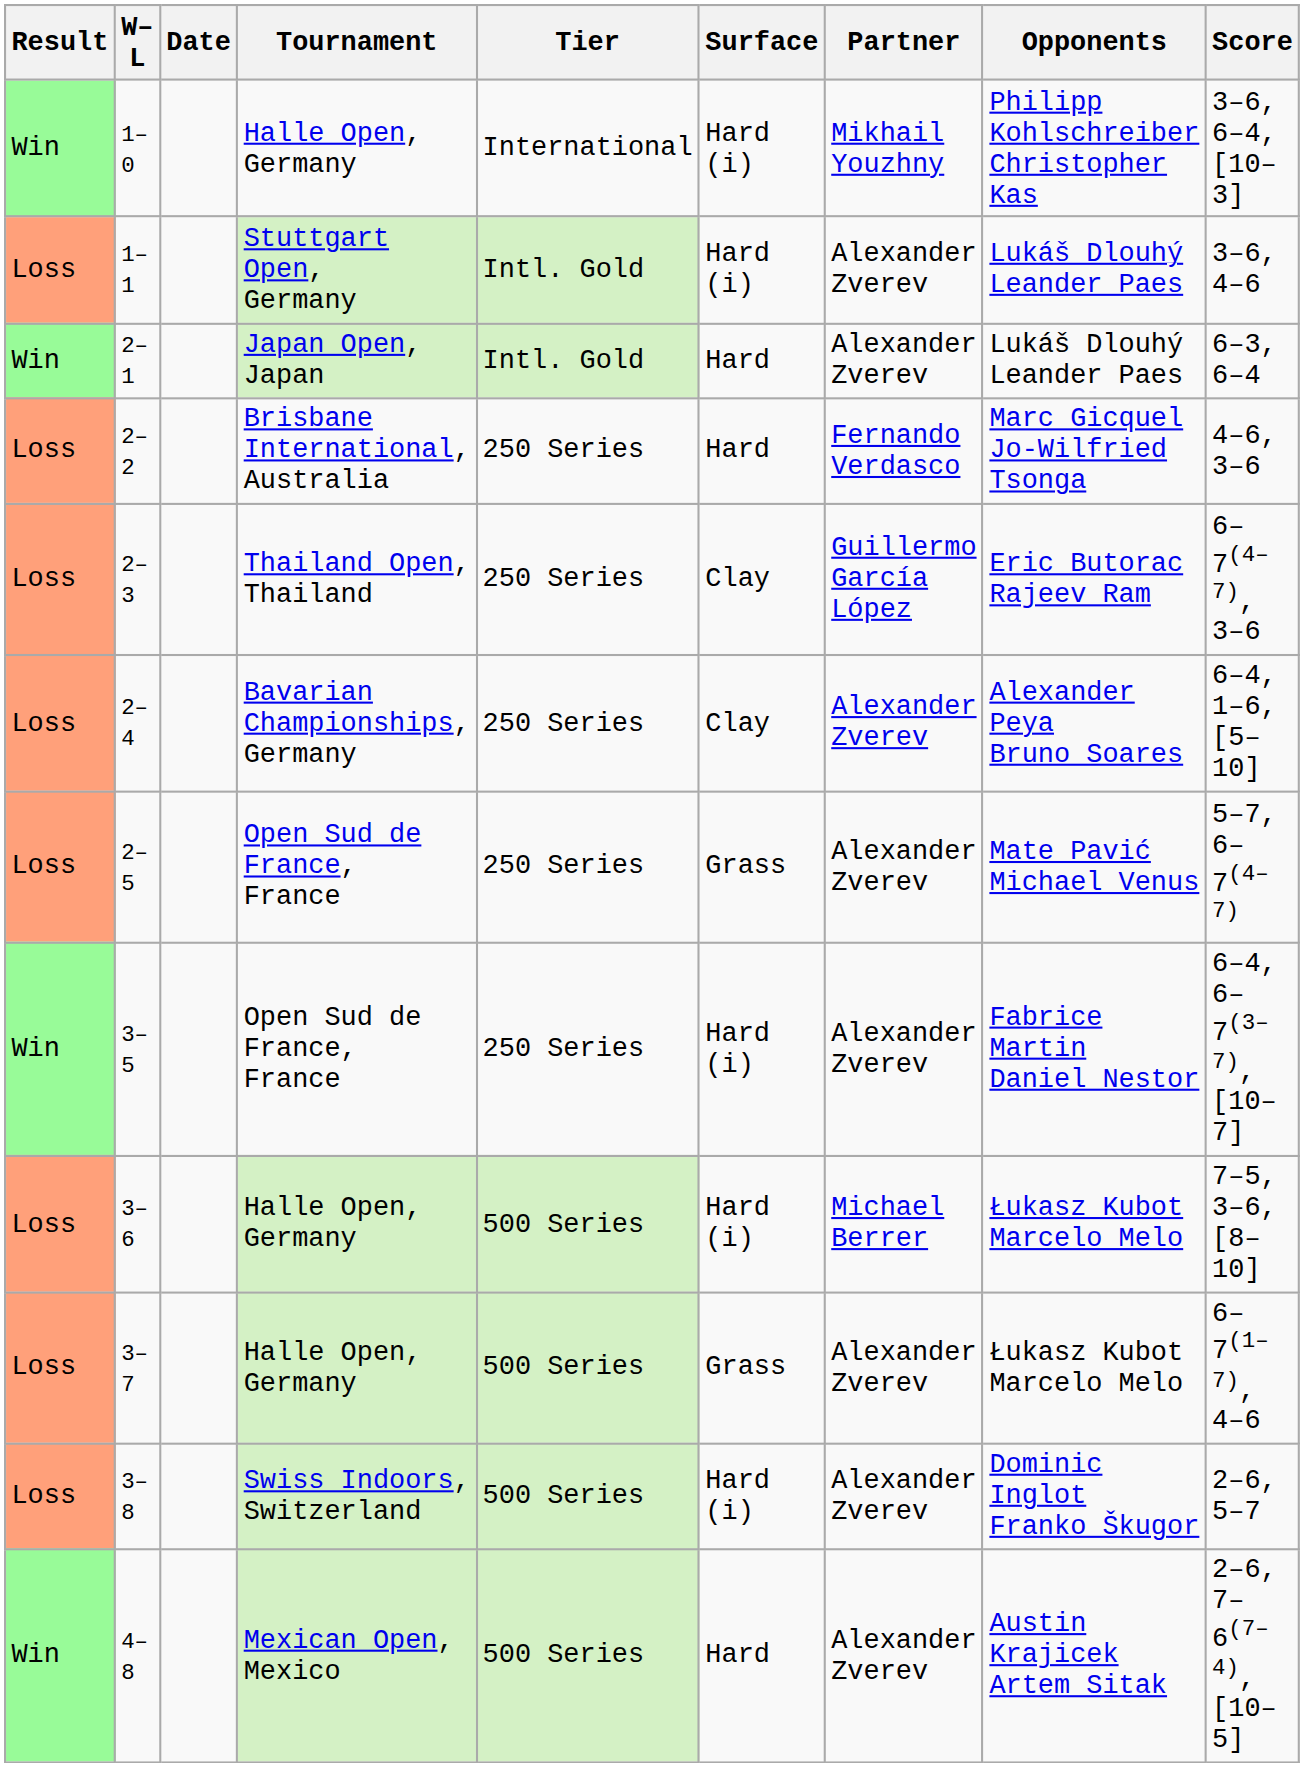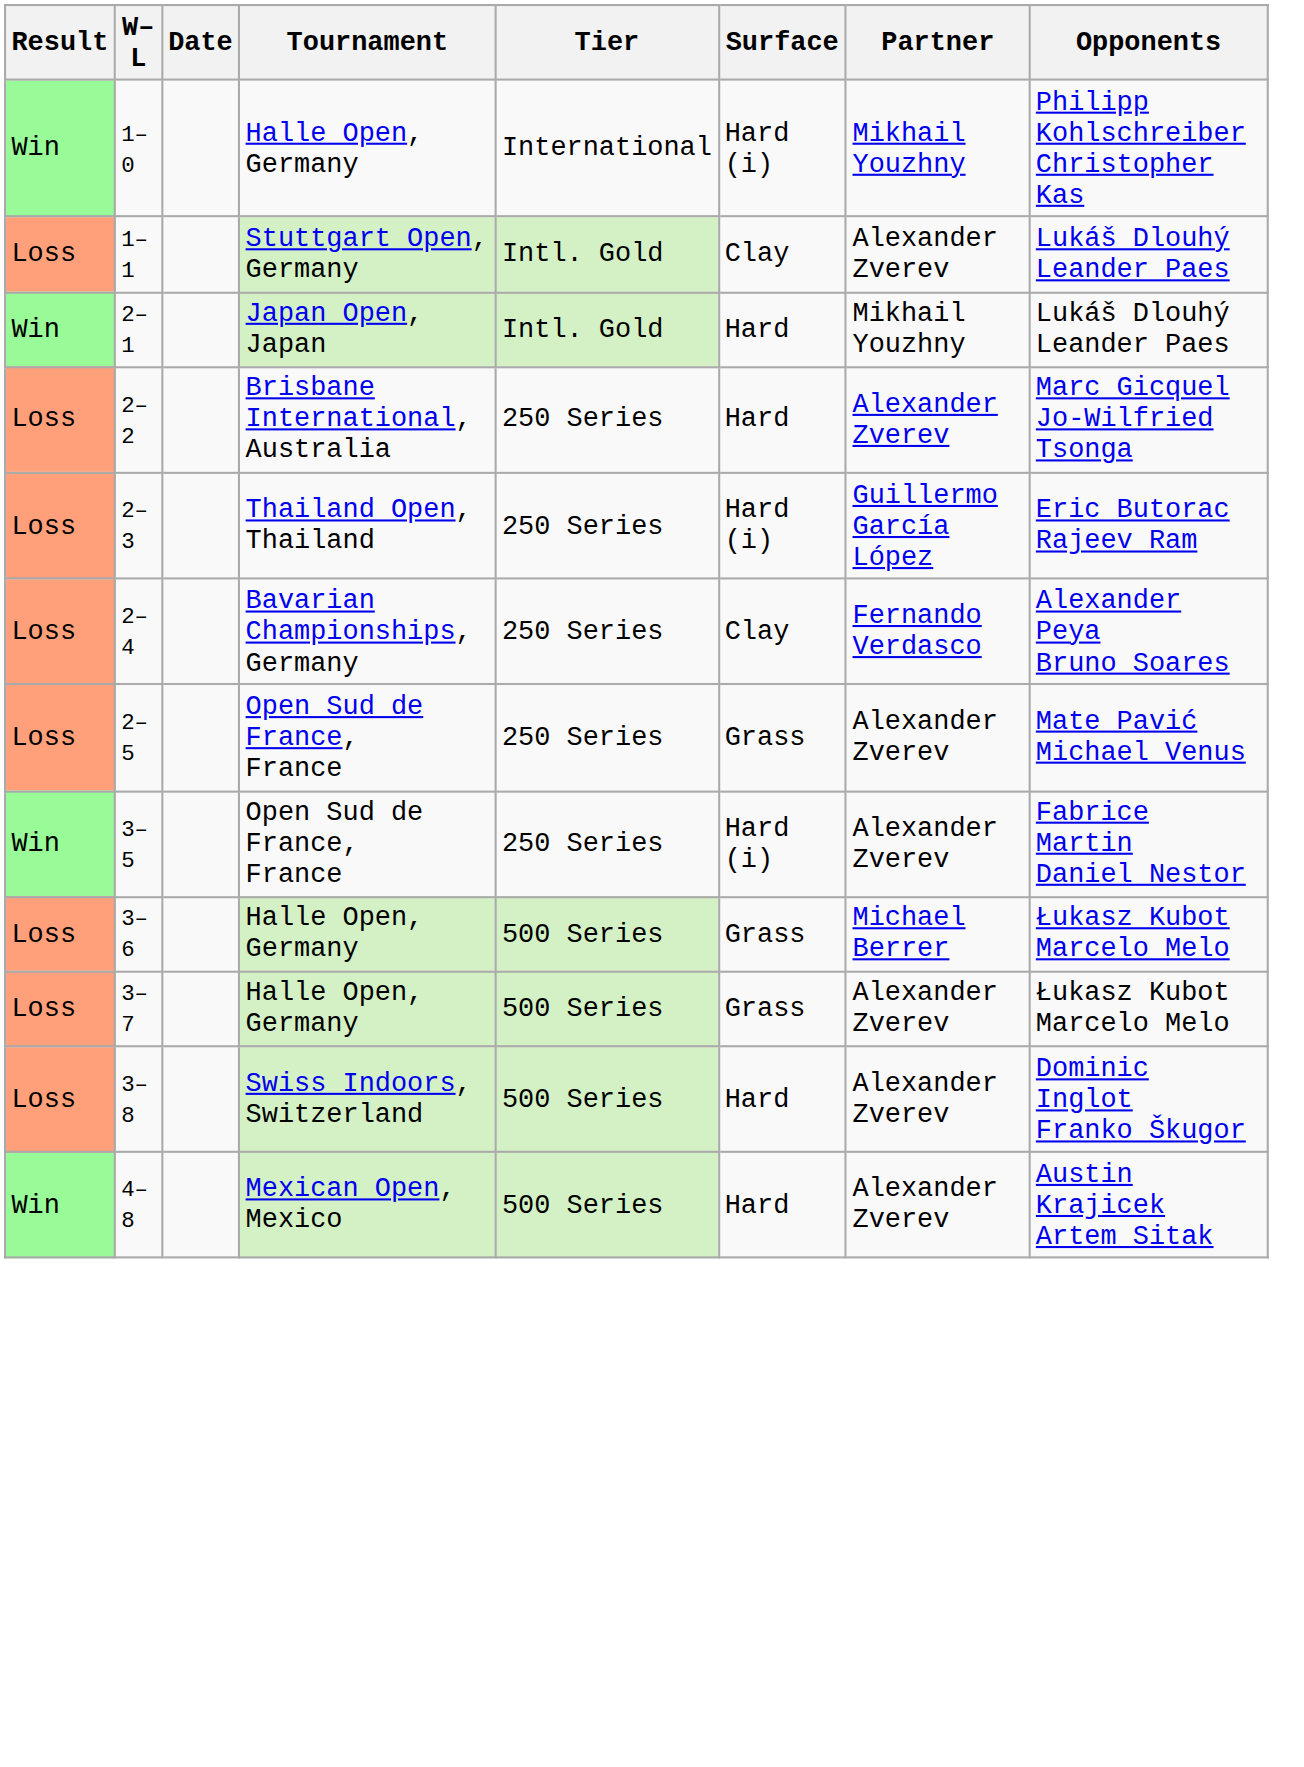- column: (1252, 42)
(738, 270) Hard (i) -> (757, 254) Clay
(904, 360) Alexander Zverev -> (909, 329) Mikhail Youzhny
(896, 451) Fernando Verdasco -> (925, 420) Alexander Zverev
(738, 579) Clay -> (757, 526) Hard (i)
(904, 723) Alexander Zverev -> (917, 632) Fernando Verdasco
(738, 1224) Hard (i) -> (765, 934) Grass
(738, 1496) Hard (i) -> (757, 1099) Hard
